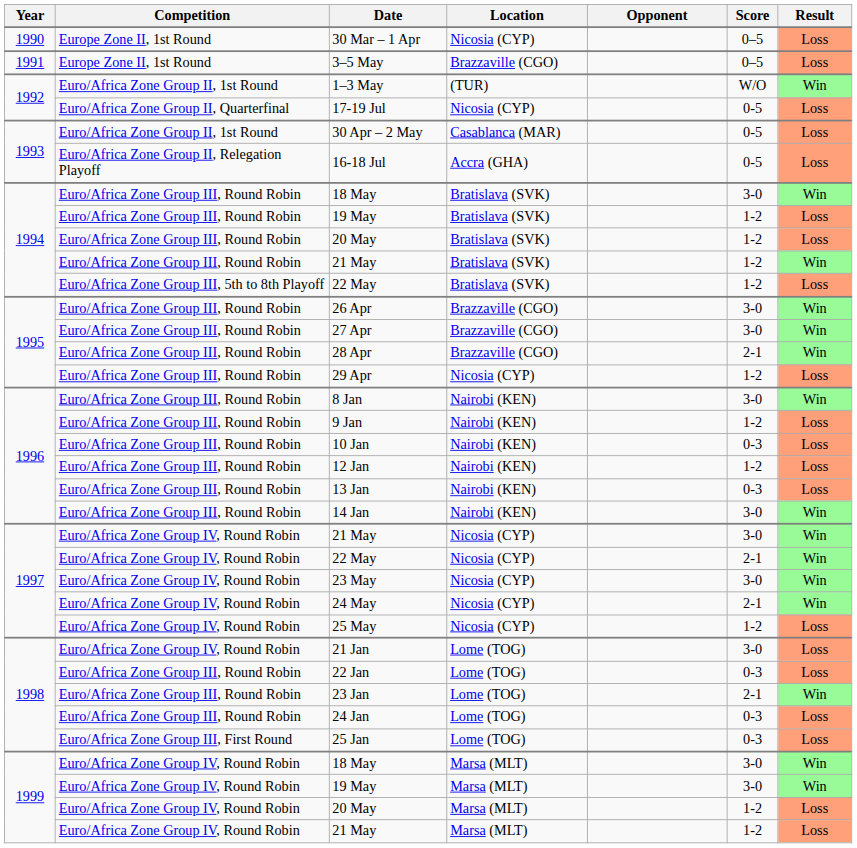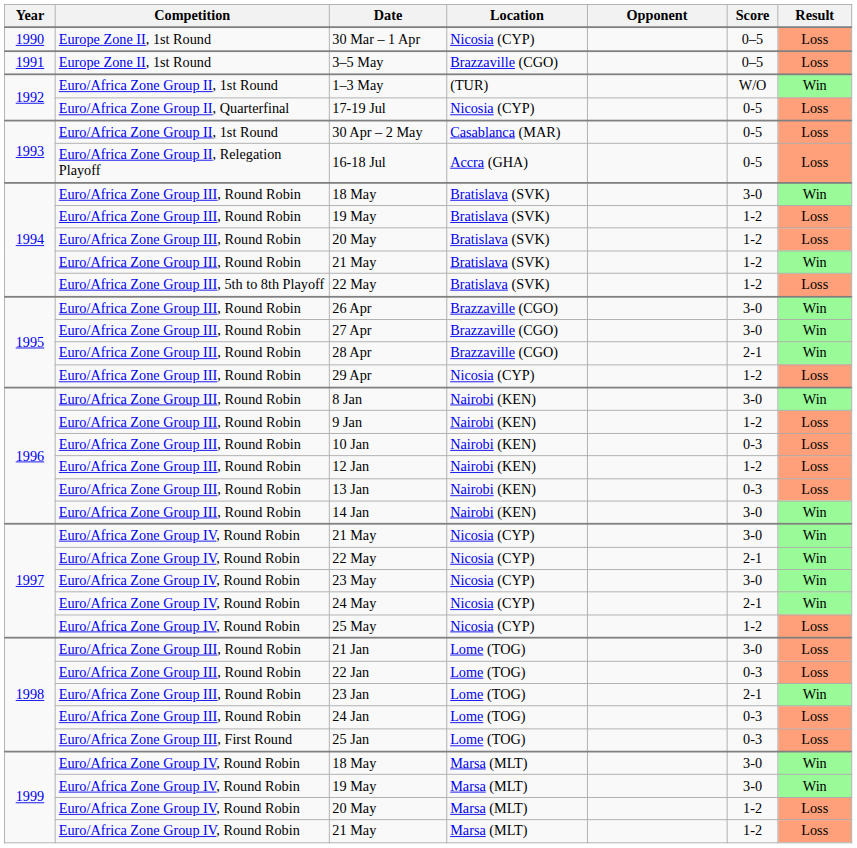(179, 649) Euro/Africa Zone Group IV, Round Robin -> (180, 649) Euro/Africa Zone Group III, Round Robin
